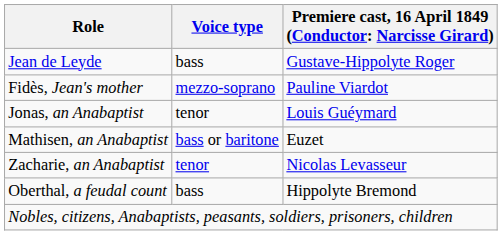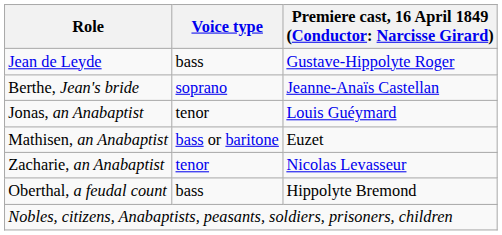- row: (76, 87)
+ row: (74, 87)
